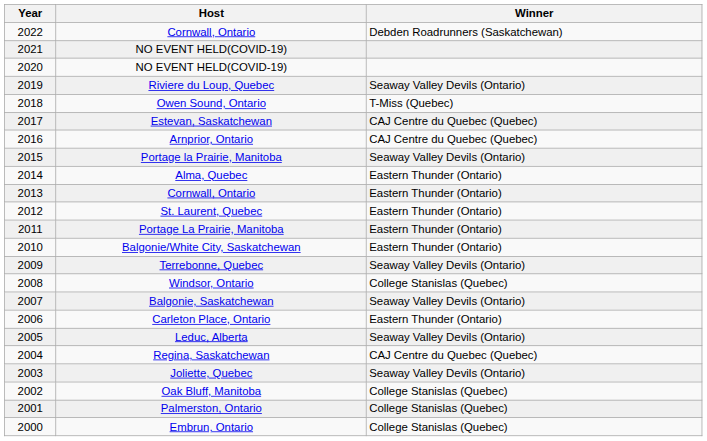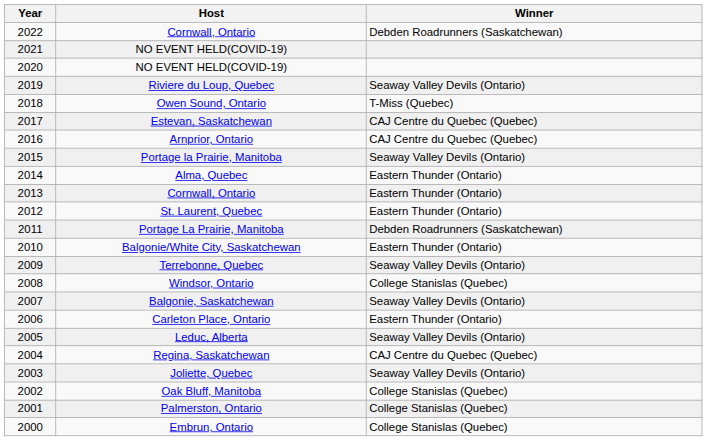(435, 229) Eastern Thunder (Ontario) -> (466, 229) Debden Roadrunners (Saskatchewan)
